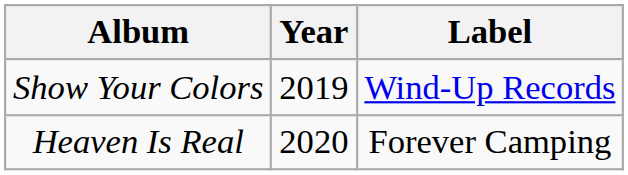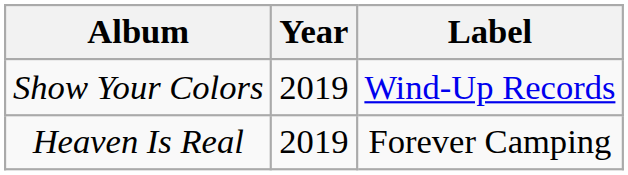(314, 141) 2020 -> (314, 141) 2019
